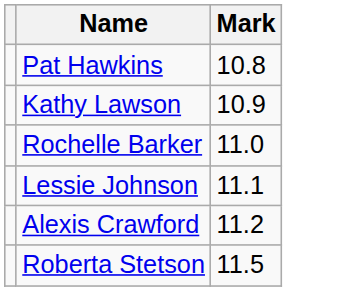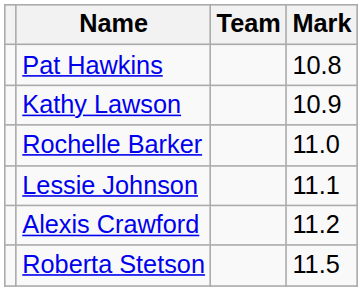+ column: (249, 24)
